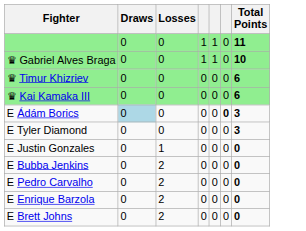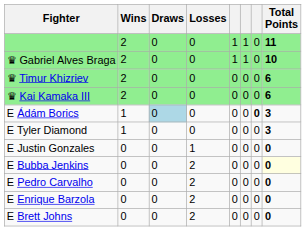+ column: (134, 19)
(237, 165) no background -> (268, 165) lightyellow background
